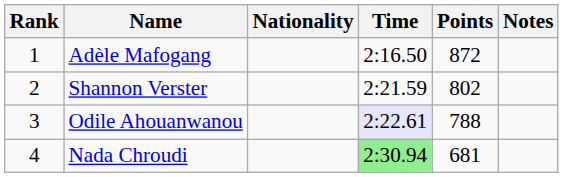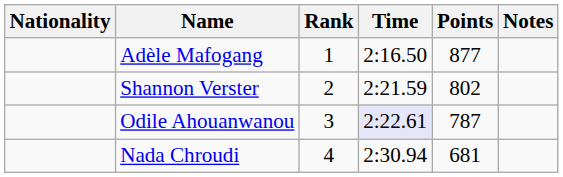columns swapped: (34, 21) <-> (303, 21)
(465, 54) 872 -> (465, 54) 877
(465, 121) 788 -> (465, 121) 787
(395, 155) lightgreen background -> (395, 155) no background
